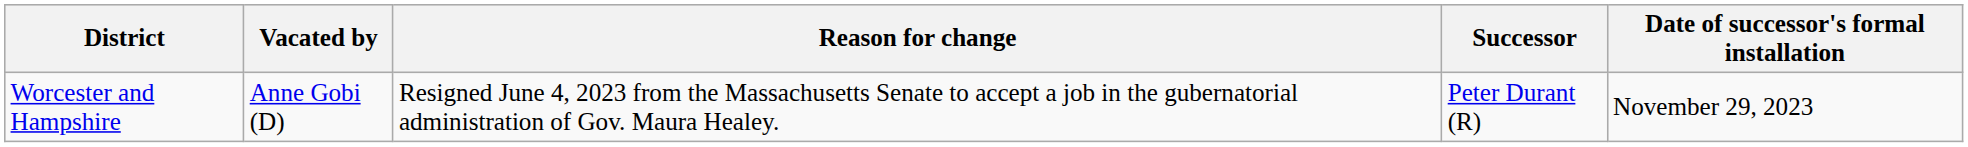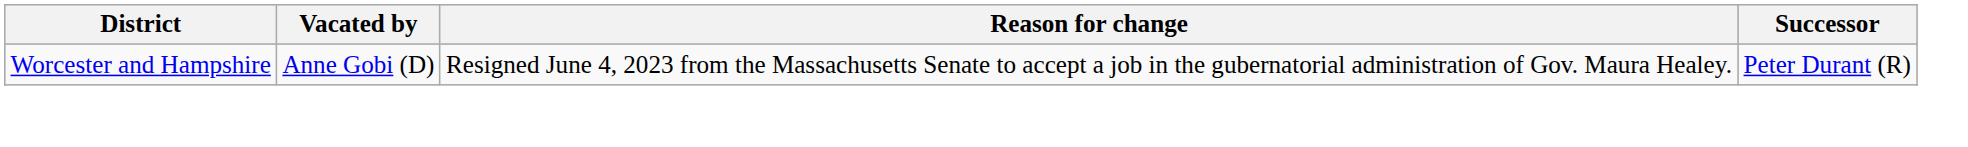- column: (1785, 38)
